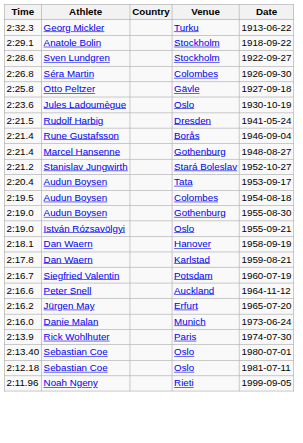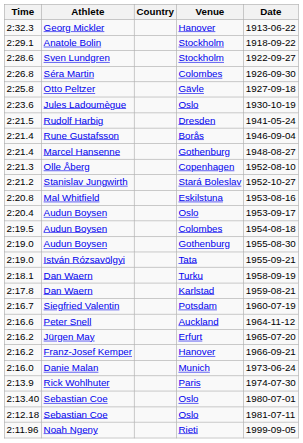(186, 27) Turku -> (197, 27) Hanover
+ row: (20, 167)
+ row: (20, 197)
(183, 182) Tata -> (188, 213) Oslo
(184, 228) Oslo -> (188, 259) Tata
(193, 244) Hanover -> (191, 275) Turku
+ row: (20, 352)
